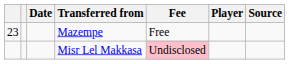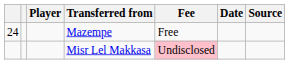columns swapped: (227, 13) <-> (41, 13)
(13, 31) 23 -> (13, 31) 24
